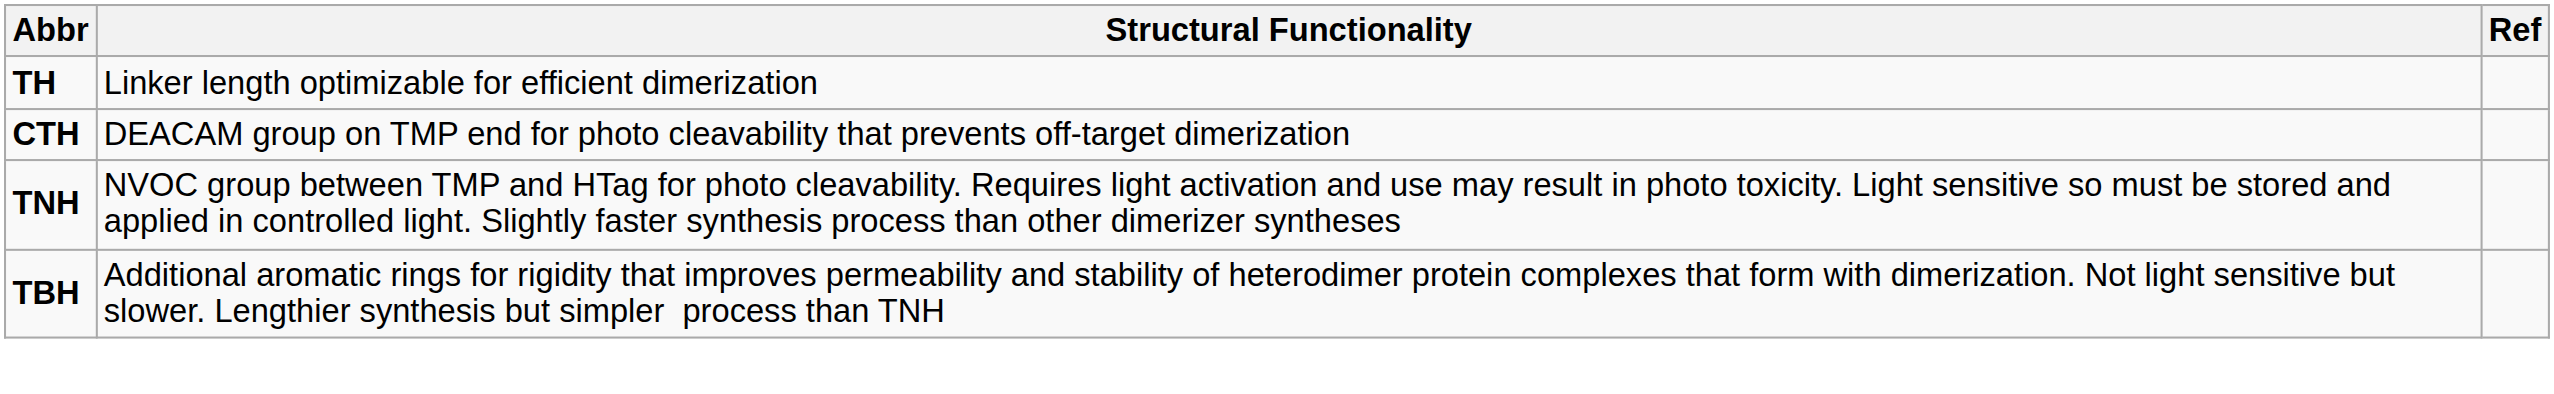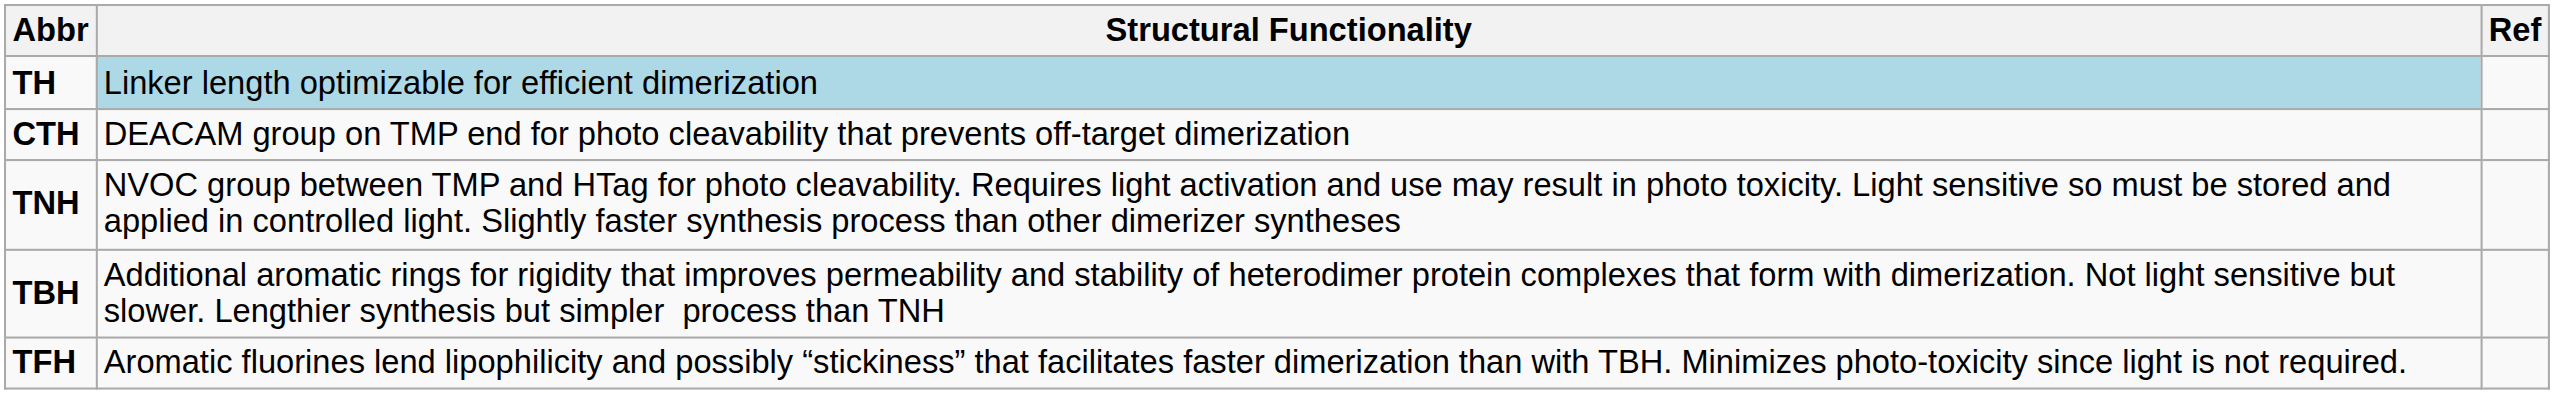(461, 82) no background -> (461, 82) lightblue background
+ row: (44, 362)
